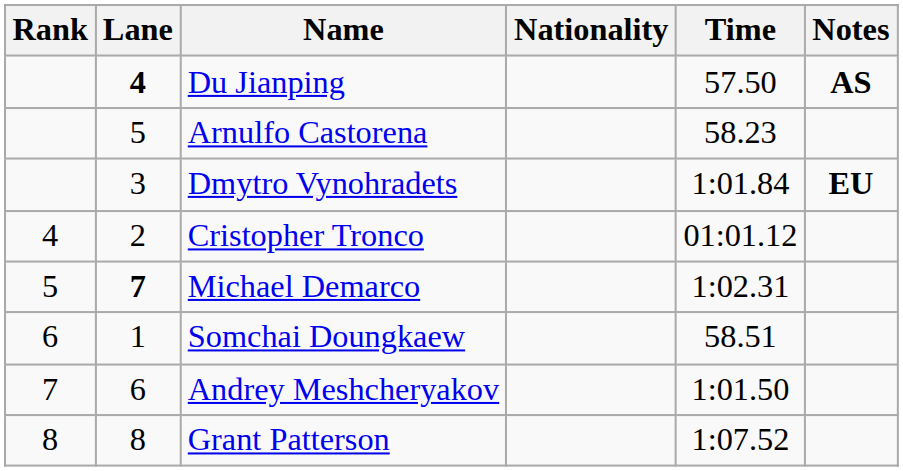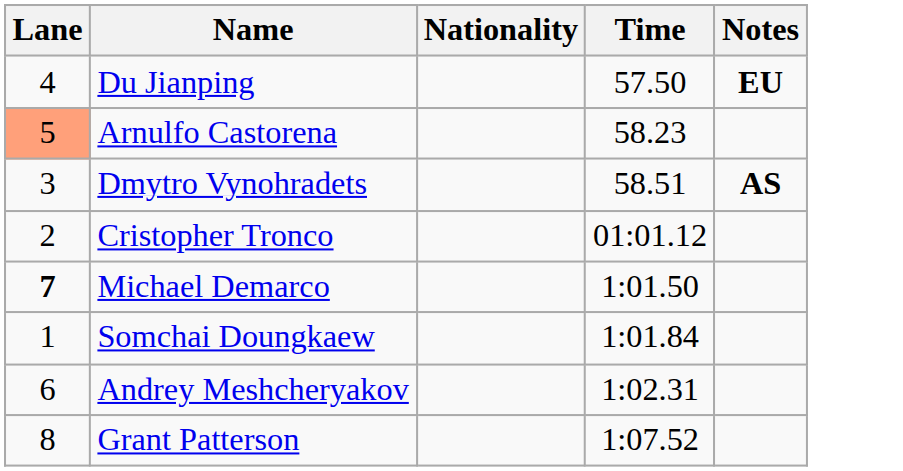- column: (50, 30)
(138, 81) bold -> (47, 81) normal
(851, 81) AS -> (761, 81) EU
(138, 132) no background -> (47, 132) lightsalmon background
(740, 183) 1:01.84 -> (650, 183) 58.51
(851, 183) EU -> (761, 183) AS
(740, 286) 1:02.31 -> (650, 286) 1:01.50
(740, 337) 58.51 -> (650, 337) 1:01.84
(740, 388) 1:01.50 -> (650, 388) 1:02.31
